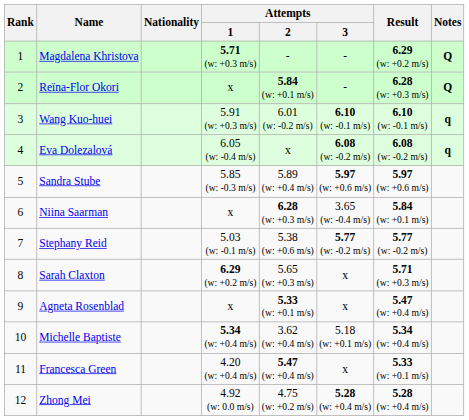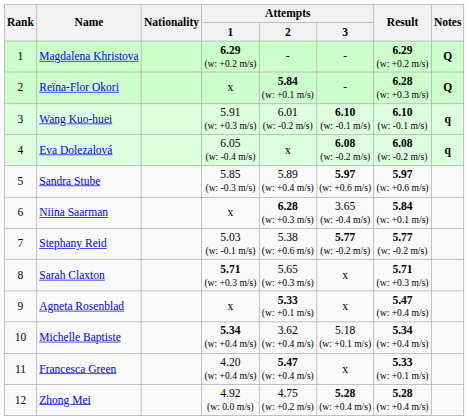(230, 56) 5.71 (w: +0.3 m/s) -> (230, 56) 6.29 (w: +0.2 m/s)
(230, 275) 6.29 (w: +0.2 m/s) -> (230, 275) 5.71 (w: +0.3 m/s)
